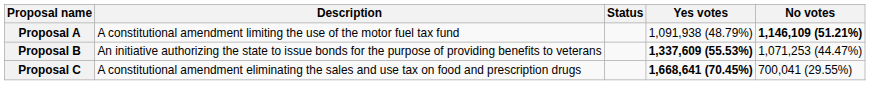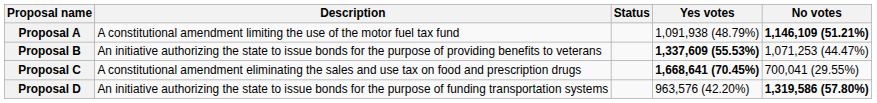+ row: (50, 88)
